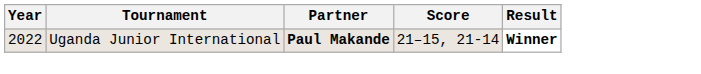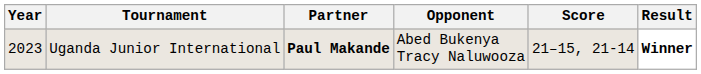+ column: (461, 16)
(25, 40) 2022 -> (25, 49) 2023
